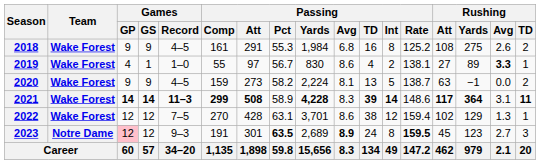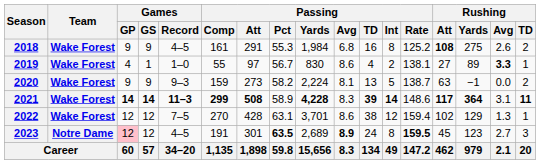(444, 47) normal -> (444, 47) bold
(180, 82) 4–5 -> (180, 82) 9–3
(180, 133) 9–3 -> (180, 133) 4–5
